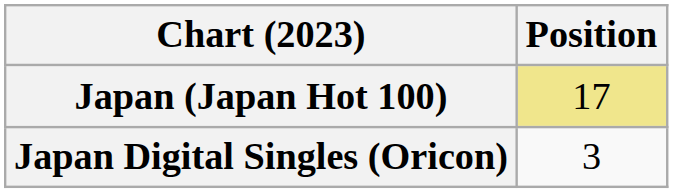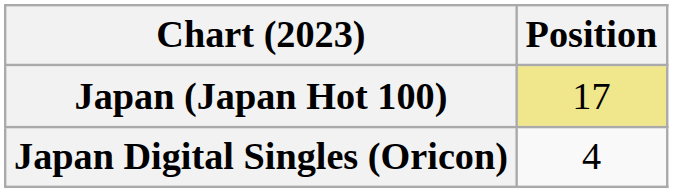(591, 156) 3 -> (591, 156) 4
